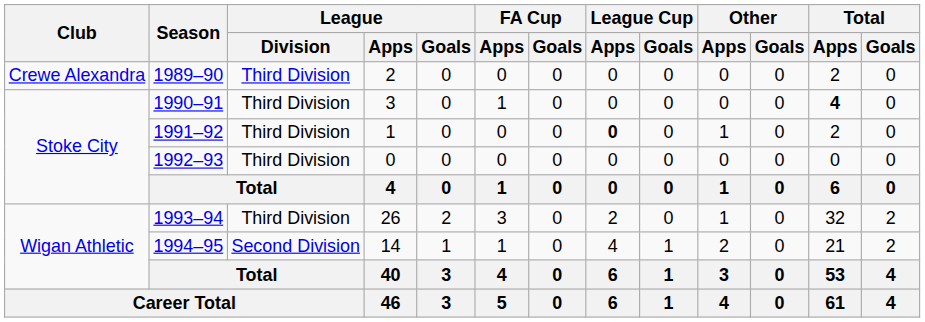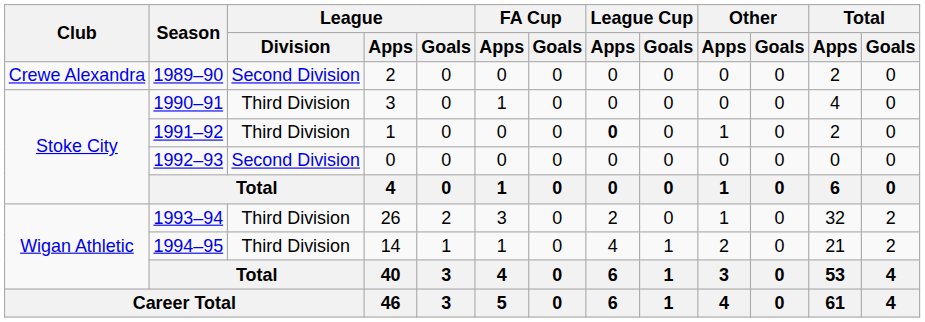(296, 75) Third Division -> (296, 75) Second Division
(835, 103) bold -> (835, 103) normal
(296, 160) Third Division -> (296, 160) Second Division
(296, 246) Second Division -> (296, 246) Third Division
